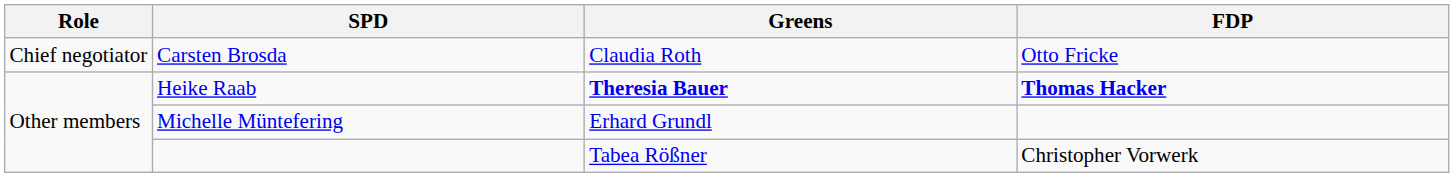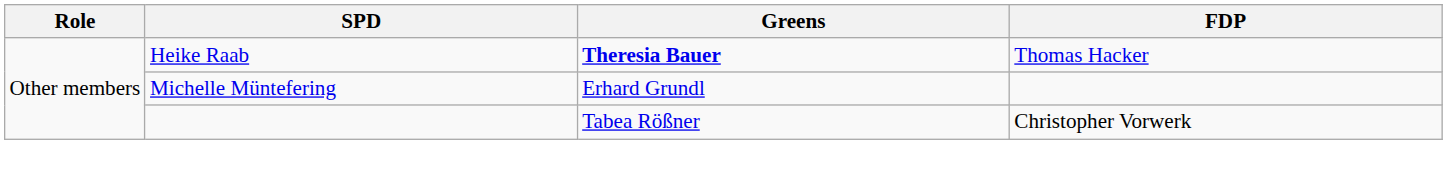- row: (222, 54)
(1094, 88) bold -> (1081, 54) normal
